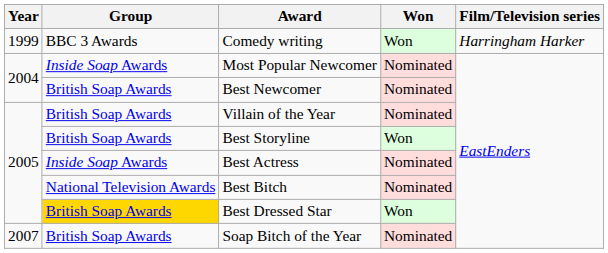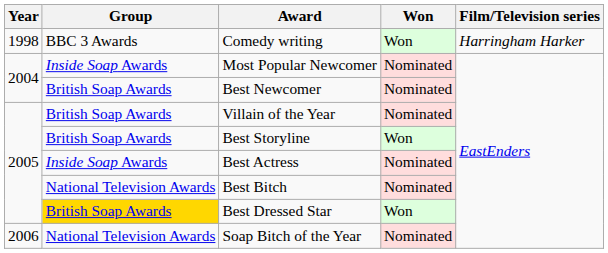(23, 41) 1999 -> (23, 41) 1998
(23, 235) 2007 -> (23, 235) 2006
(109, 235) British Soap Awards -> (131, 235) National Television Awards
